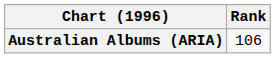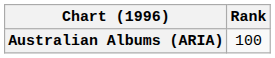(249, 41) 106 -> (249, 41) 100
